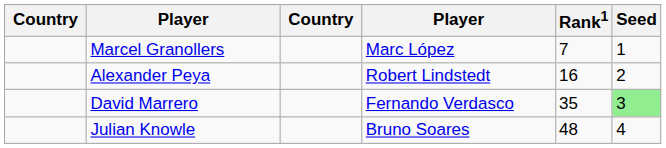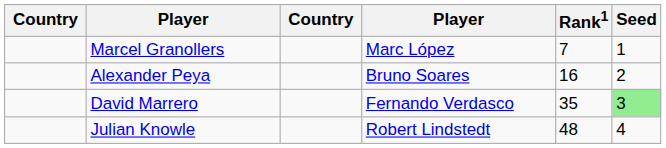(428, 76) Robert Lindstedt -> (418, 76) Bruno Soares
(418, 130) Bruno Soares -> (428, 130) Robert Lindstedt
